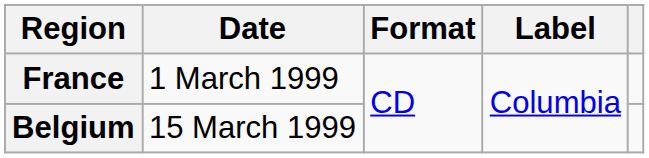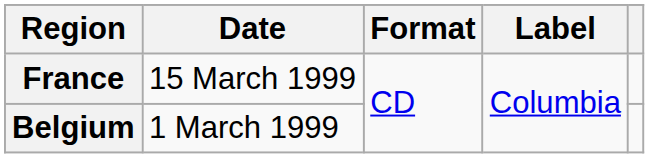(244, 78) 1 March 1999 -> (252, 78) 15 March 1999
(252, 127) 15 March 1999 -> (244, 127) 1 March 1999
